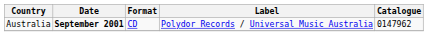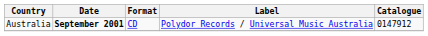(394, 24) 0147962 -> (394, 24) 0147912
